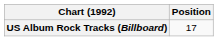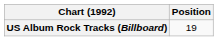(191, 28) 17 -> (191, 28) 19
